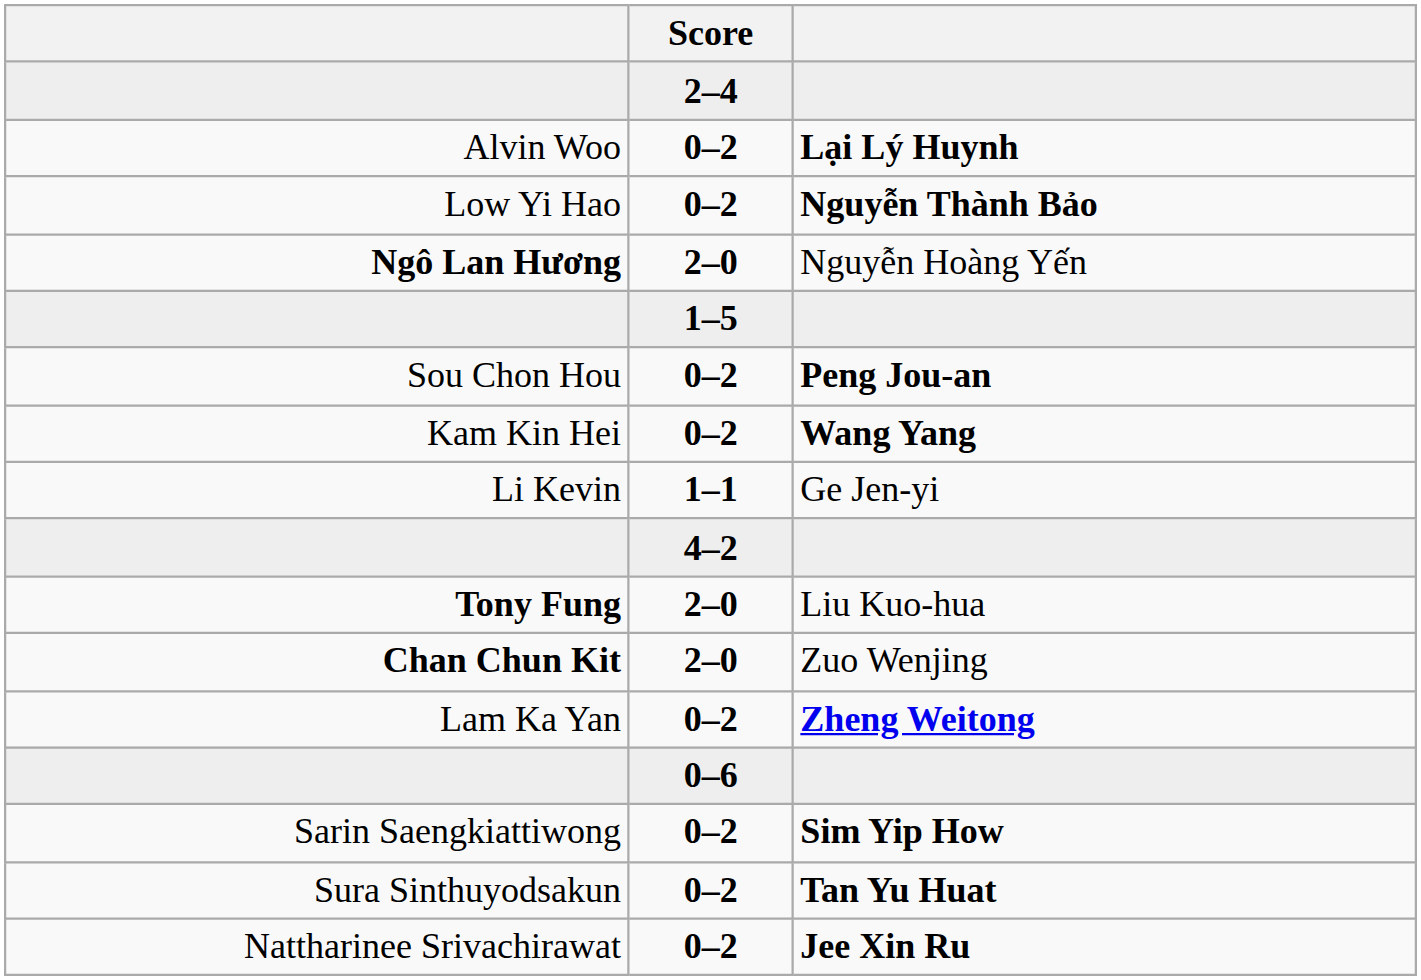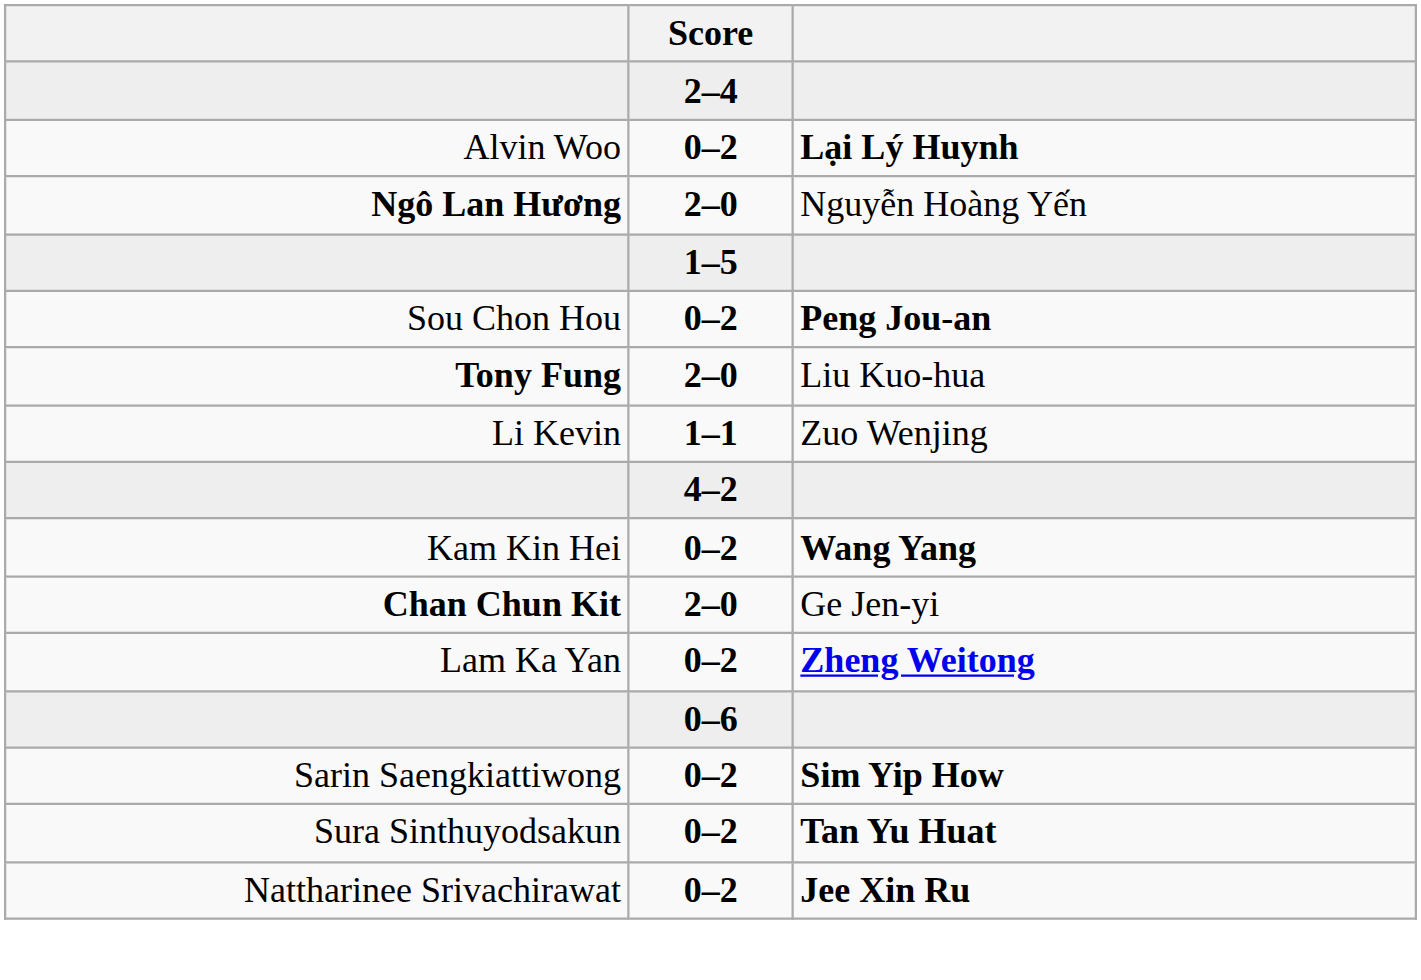- row: (533, 204)
rows swapped: (524, 432) <-> (538, 603)
(870, 489) Ge Jen-yi -> (894, 432) Zuo Wenjing
(894, 661) Zuo Wenjing -> (870, 603) Ge Jen-yi
